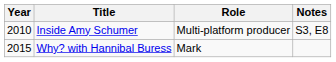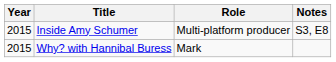(19, 30) 2010 -> (19, 30) 2015
